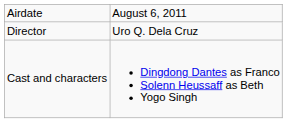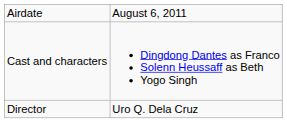rows swapped: (27, 31) <-> (57, 79)
